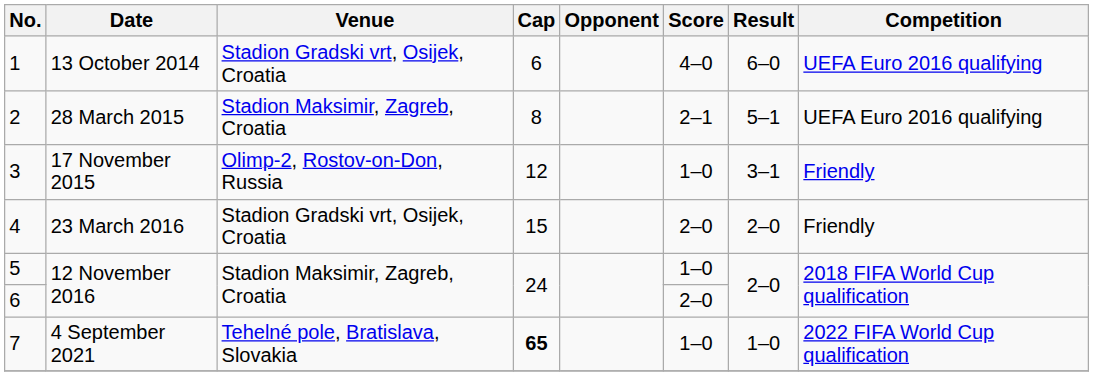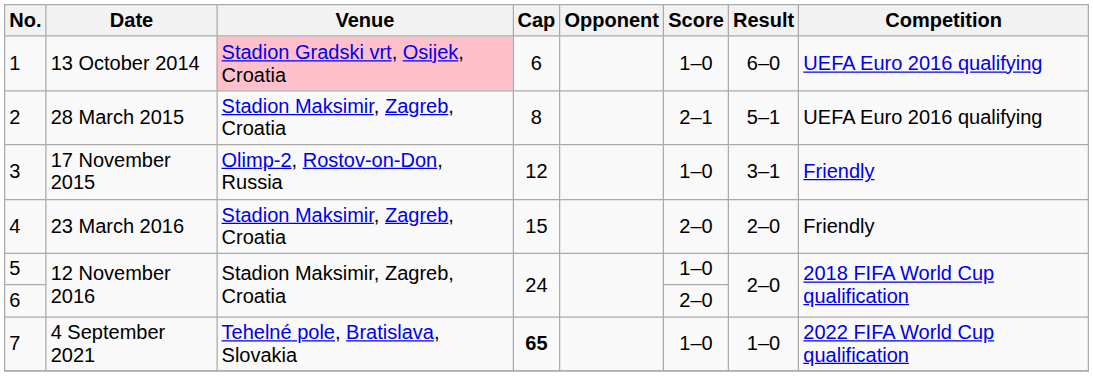(343, 63) no background -> (343, 63) pink background
(696, 63) 4–0 -> (696, 63) 1–0
(343, 225) Stadion Gradski vrt, Osijek, Croatia -> (338, 225) Stadion Maksimir, Zagreb, Croatia
